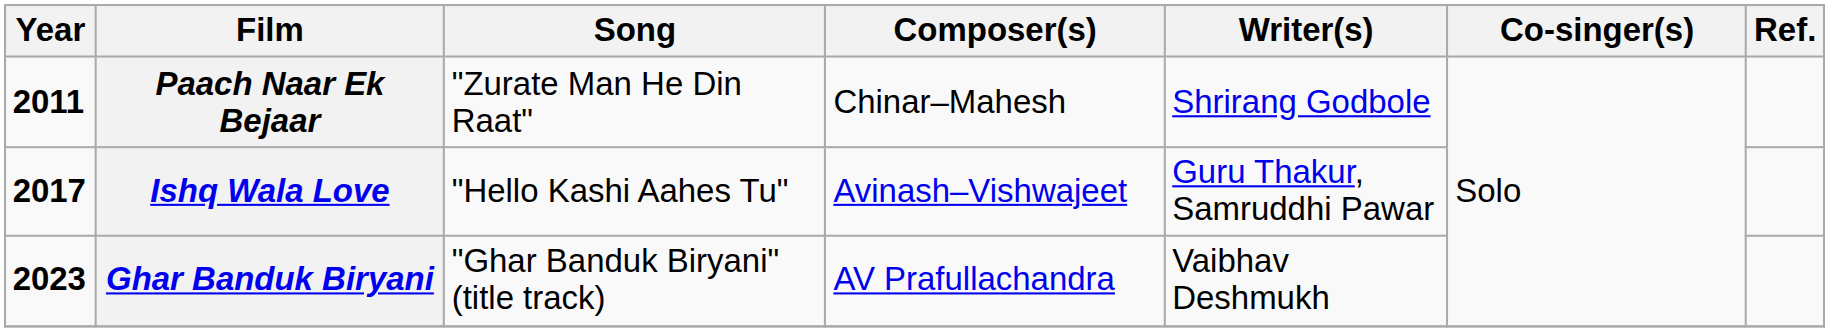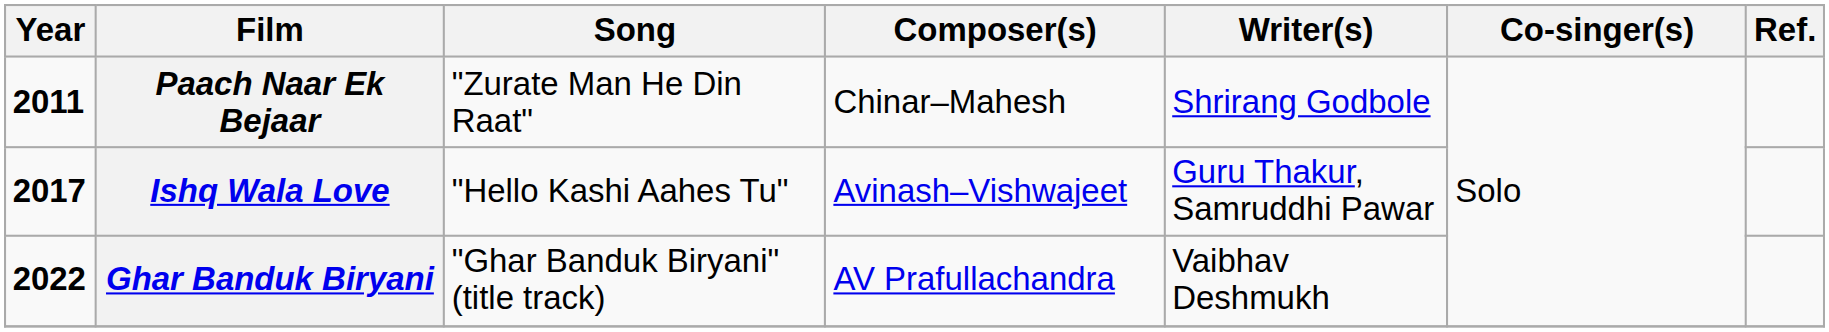(49, 280) 2023 -> (49, 280) 2022
